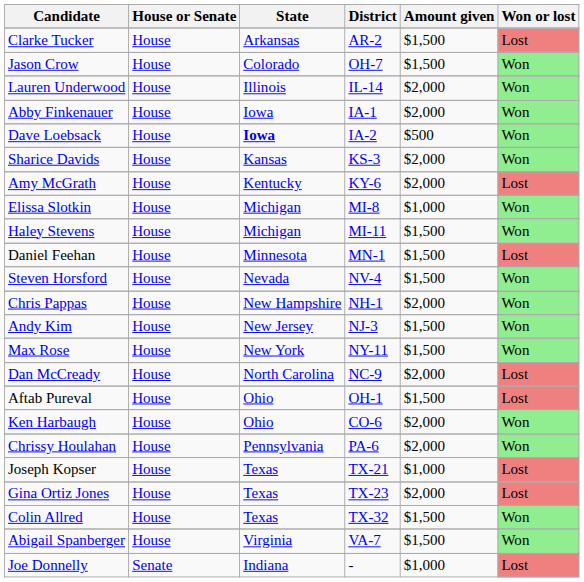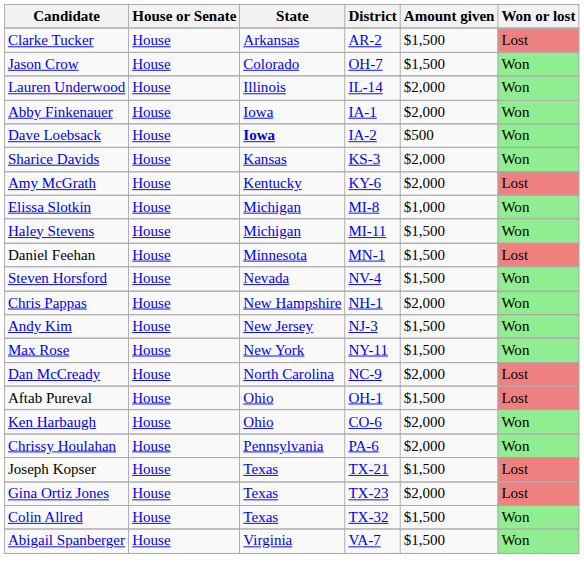(424, 469) $1,000 -> (424, 469) $1,500
- row: (48, 565)
